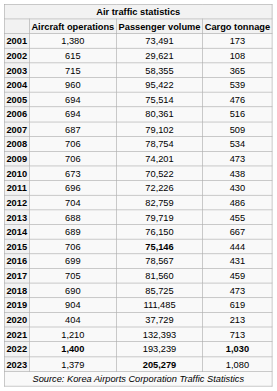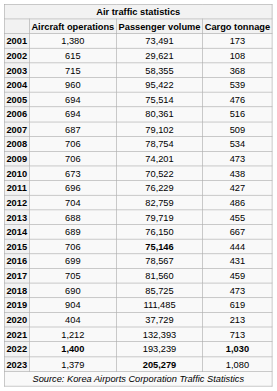(237, 71) 365 -> (237, 71) 368
(160, 188) 72,226 -> (160, 188) 76,229
(237, 188) 430 -> (237, 188) 427
(73, 335) 1,210 -> (73, 335) 1,212
